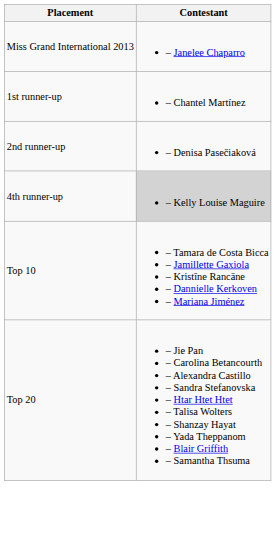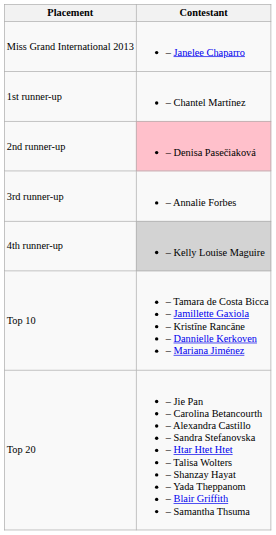(204, 153) no background -> (204, 153) pink background
+ row: (35, 196)
